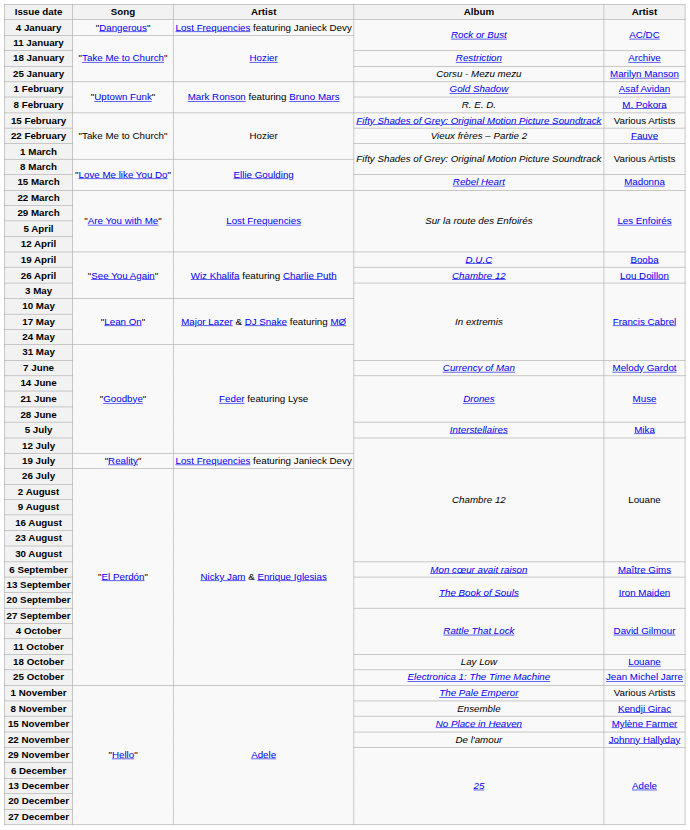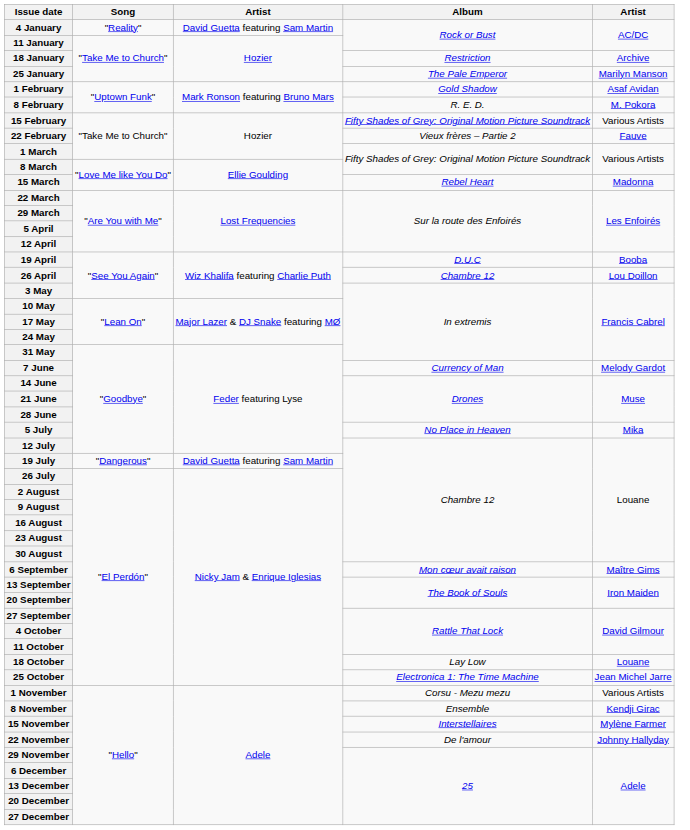(123, 27) "Dangerous" -> (123, 27) "Reality"
(264, 27) Lost Frequencies featuring Janieck Devy -> (258, 27) David Guetta featuring Sam Martin
(479, 74) Corsu - Mezu mezu -> (467, 74) The Pale Emperor
(479, 430) Interstellaires -> (467, 430) No Place in Heaven
(123, 461) "Reality" -> (123, 461) "Dangerous"
(264, 461) Lost Frequencies featuring Janieck Devy -> (258, 461) David Guetta featuring Sam Martin
(479, 693) The Pale Emperor -> (467, 693) Corsu - Mezu mezu
(479, 724) No Place in Heaven -> (467, 724) Interstellaires
